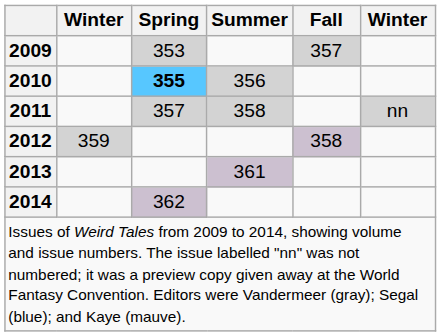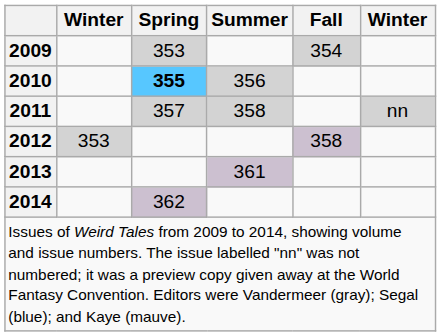(326, 50) 357 -> (326, 50) 354
(94, 141) 359 -> (94, 141) 353
